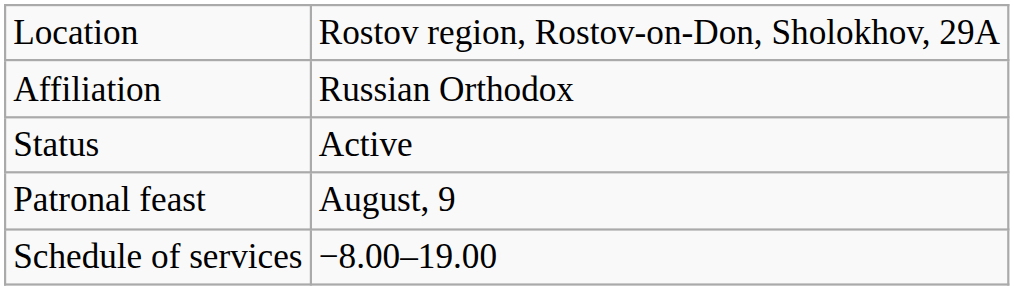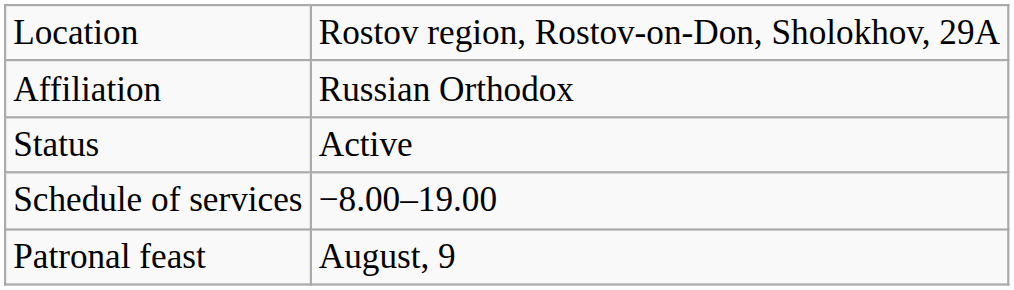rows swapped: (158, 255) <-> (109, 199)
